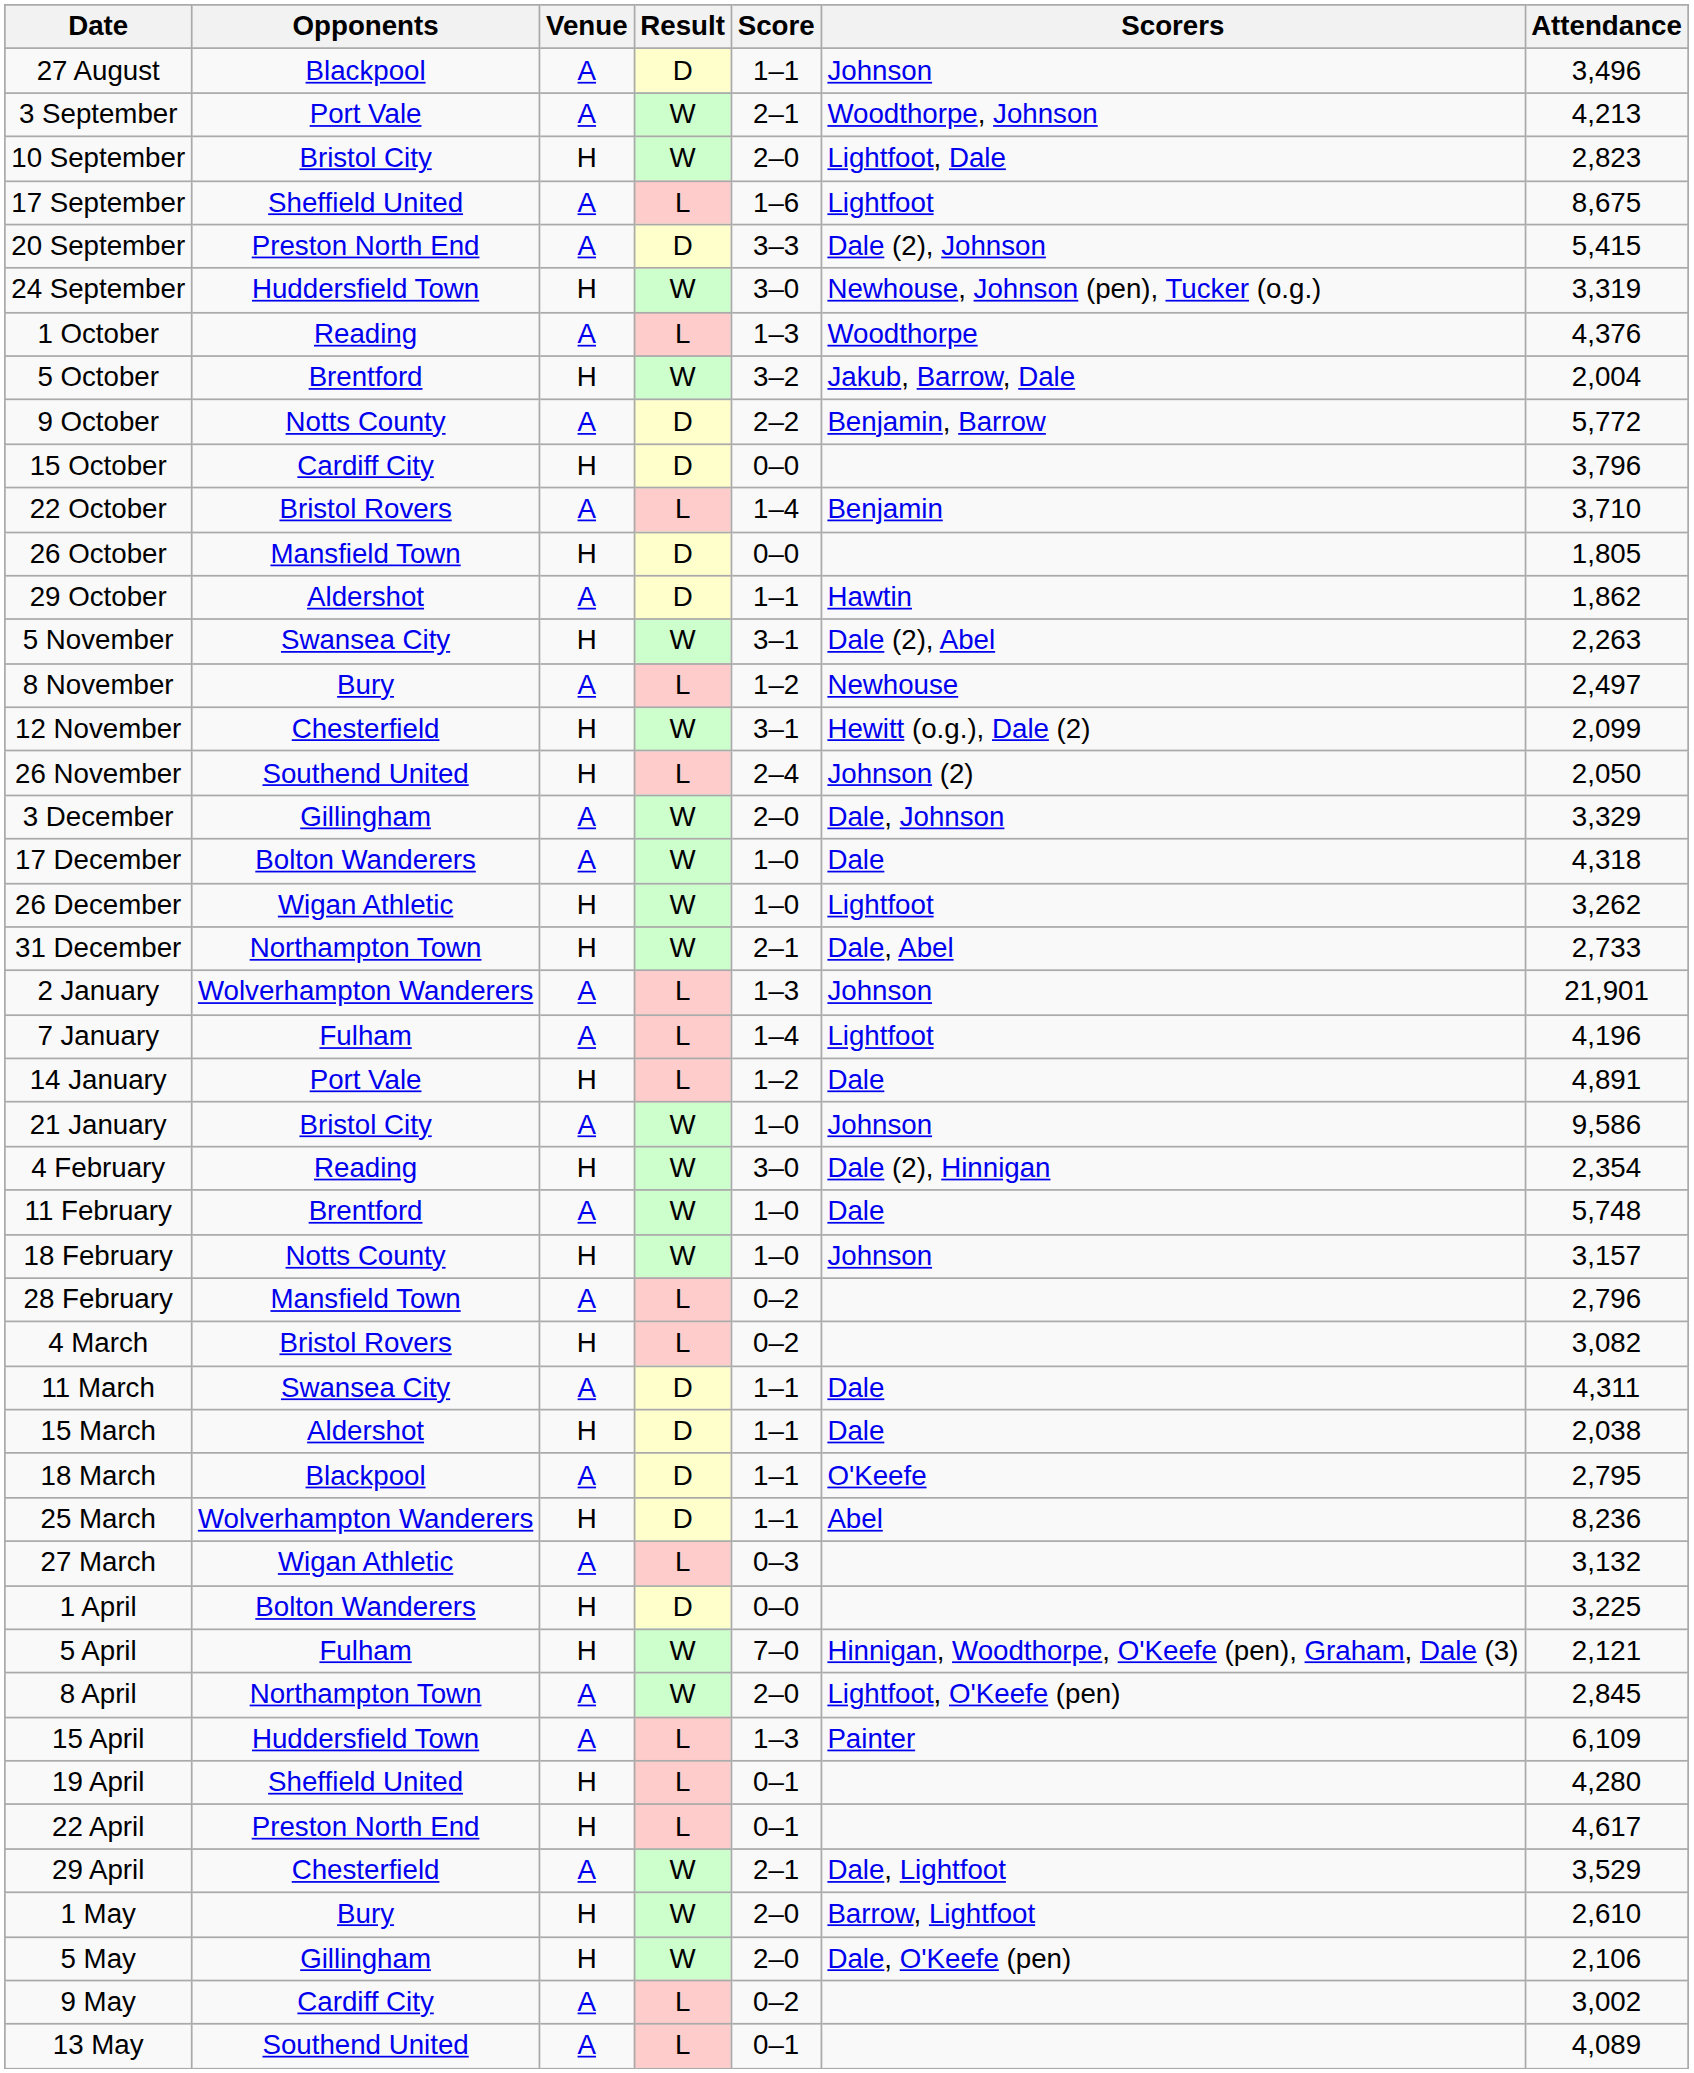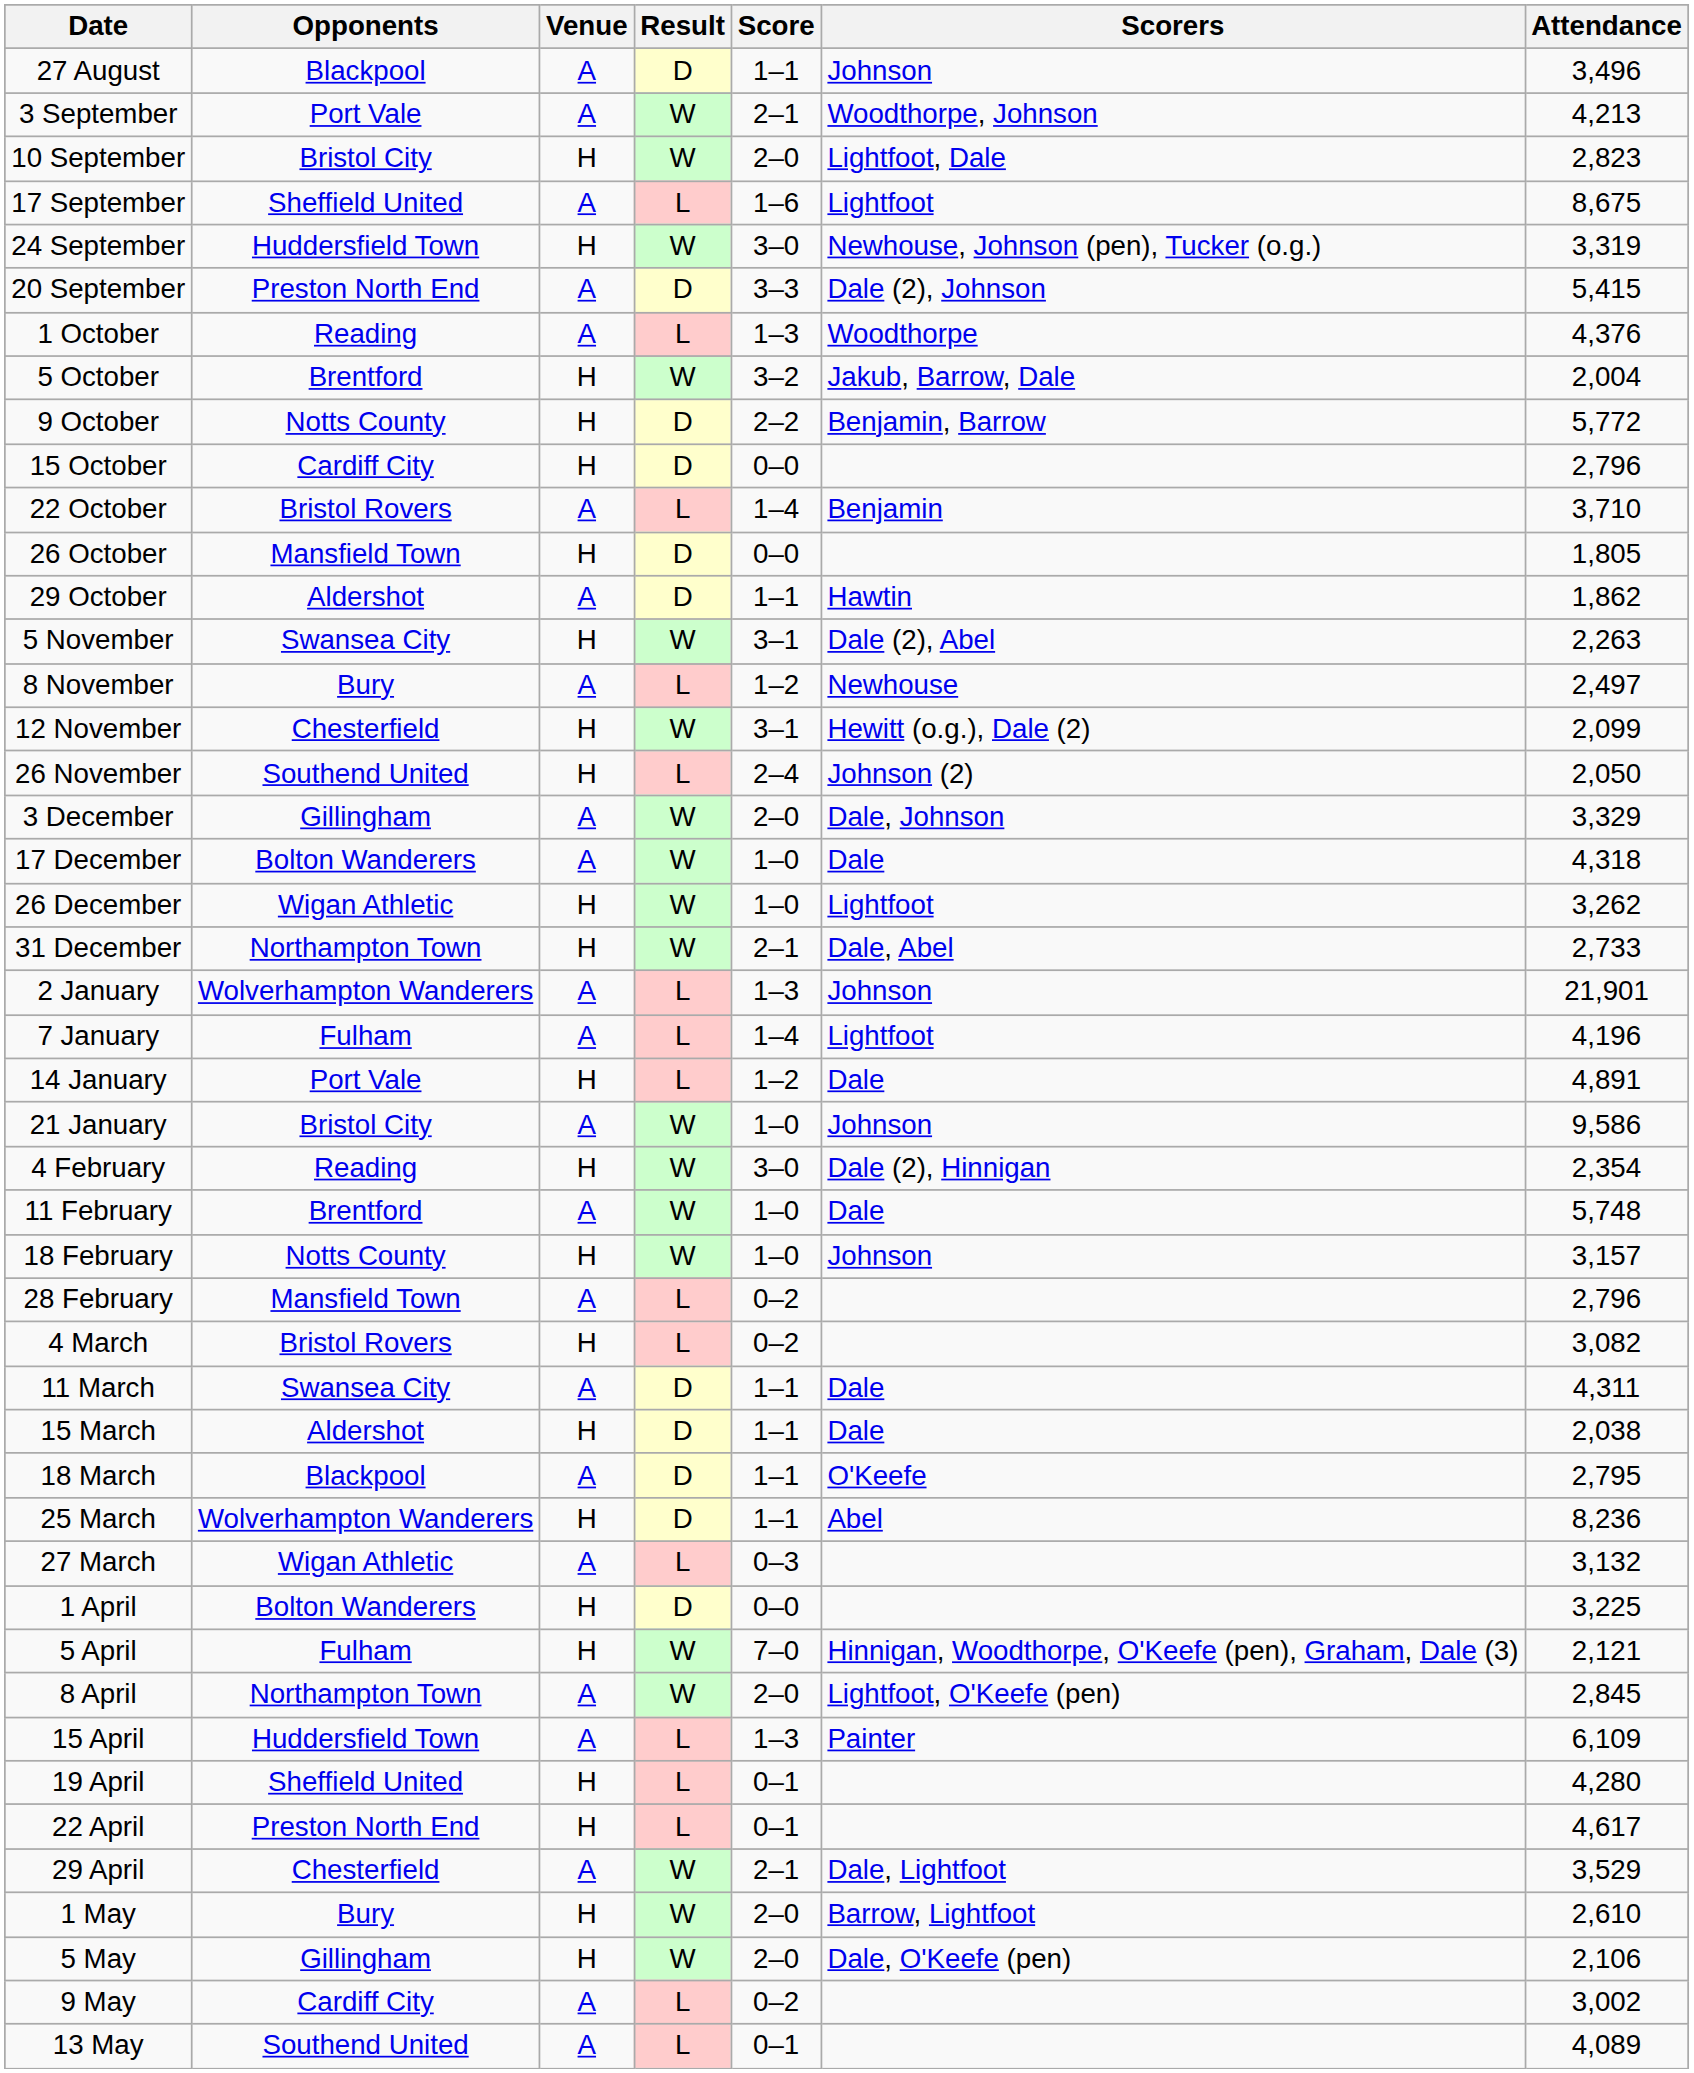rows swapped: (98, 245) <-> (98, 289)
(587, 421) A -> (587, 421) H
(1606, 465) 3,796 -> (1606, 465) 2,796
